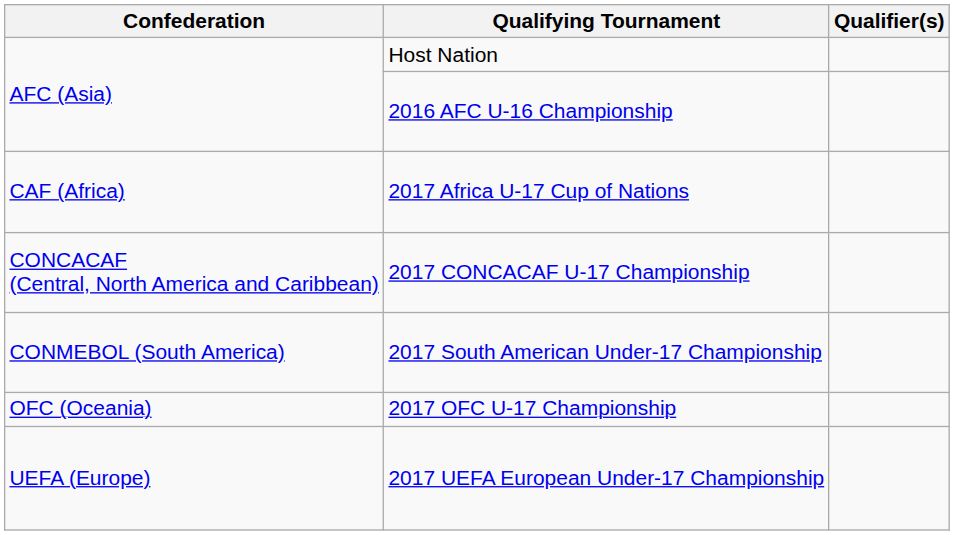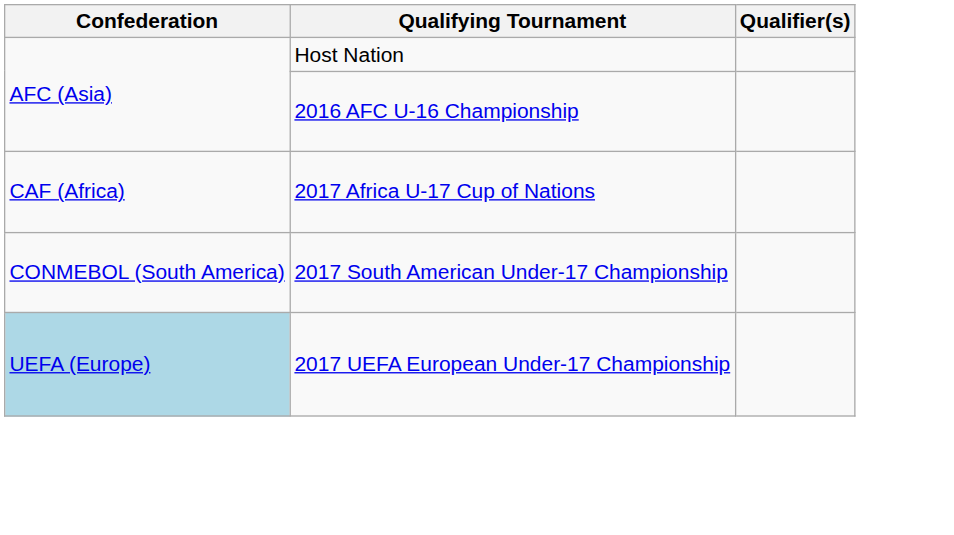- row: (569, 271)
- row: (532, 409)
(80, 477) no background -> (80, 364) lightblue background
